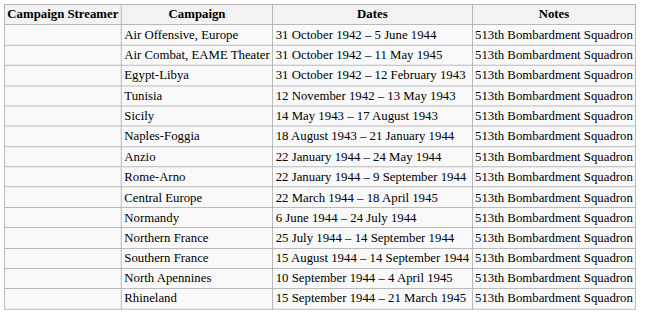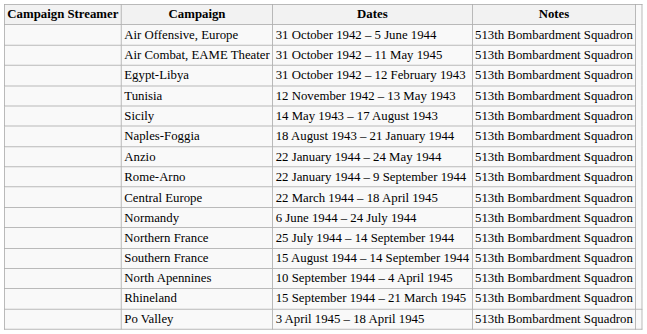+ row: (149, 319)
